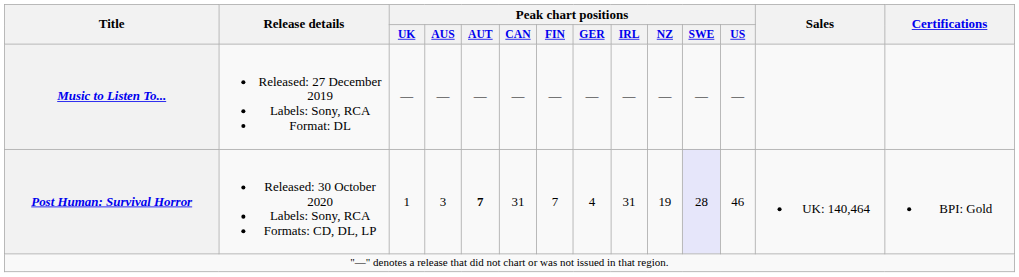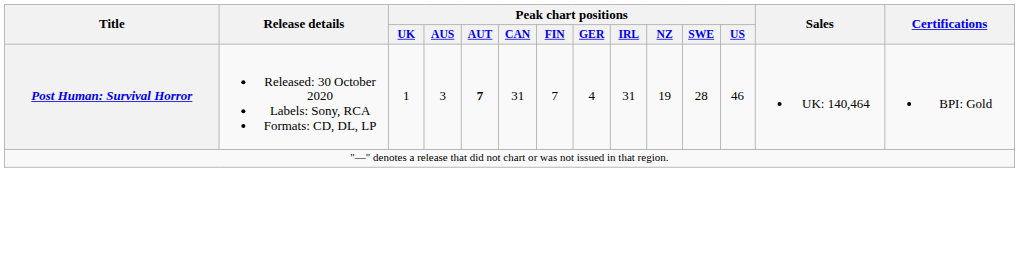- row: (112, 96)
(701, 201) lavender background -> (701, 96) no background
